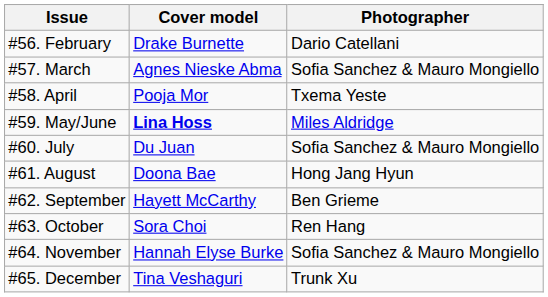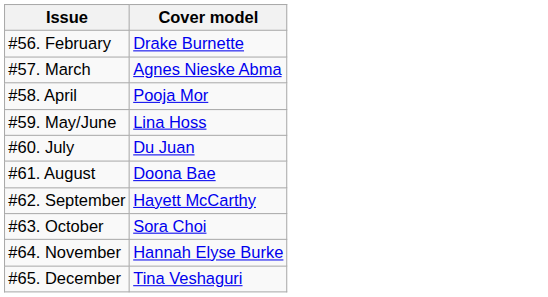- column: (415, 17)
(173, 122) bold -> (170, 122) normal
